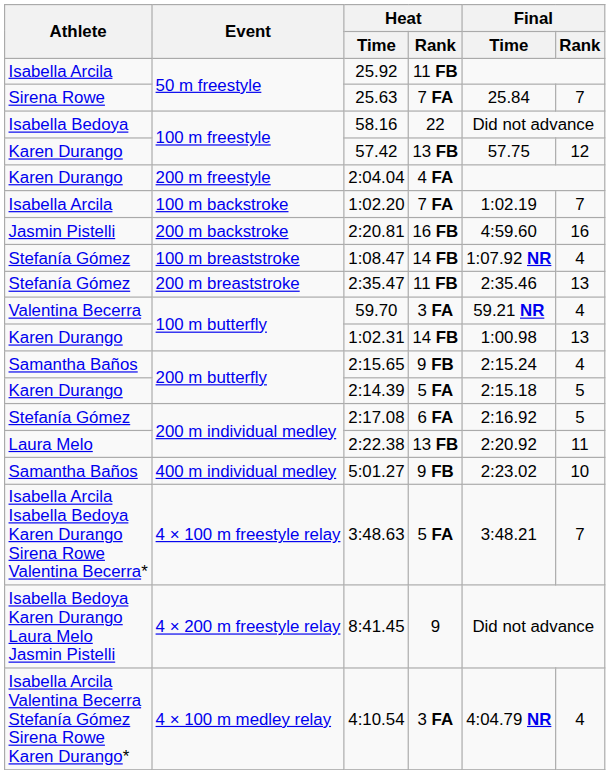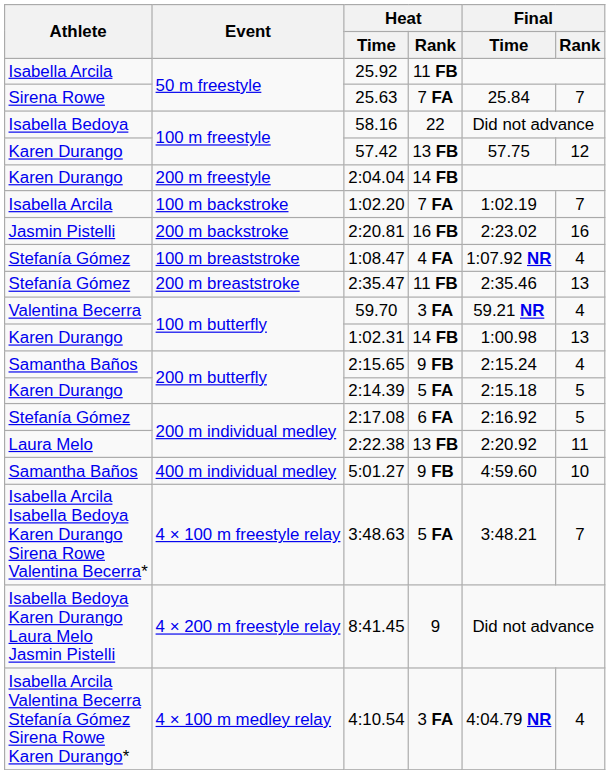(435, 178) 4 FA -> (435, 178) 14 FB
(509, 231) 4:59.60 -> (509, 231) 2:23.02
(435, 258) 14 FB -> (435, 258) 4 FA
(509, 471) 2:23.02 -> (509, 471) 4:59.60
